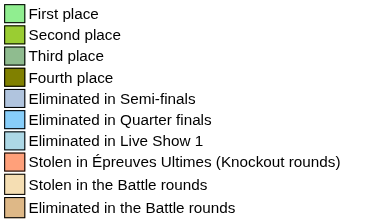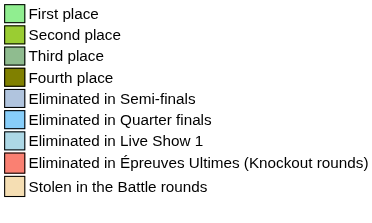- row: (185, 162)
+ row: (198, 163)
- row: (132, 208)
